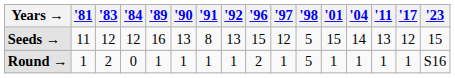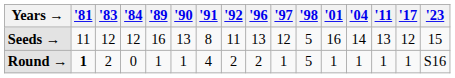(233, 38) 13 -> (233, 38) 11
(259, 38) 15 -> (259, 38) 13
(334, 38) 15 -> (334, 38) 16
(83, 61) normal -> (83, 61) bold
(208, 61) 1 -> (208, 61) 4
(233, 61) 1 -> (233, 61) 2
